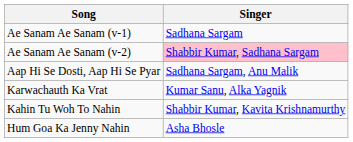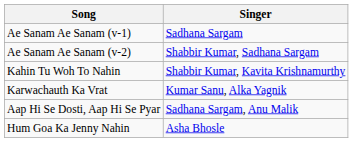(242, 52) pink background -> (242, 52) no background
rows swapped: (84, 71) <-> (64, 109)
